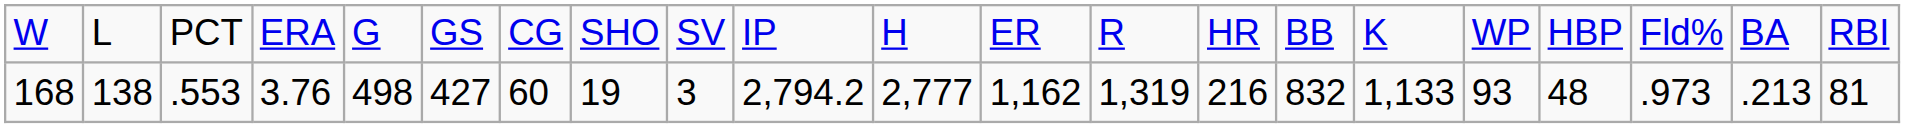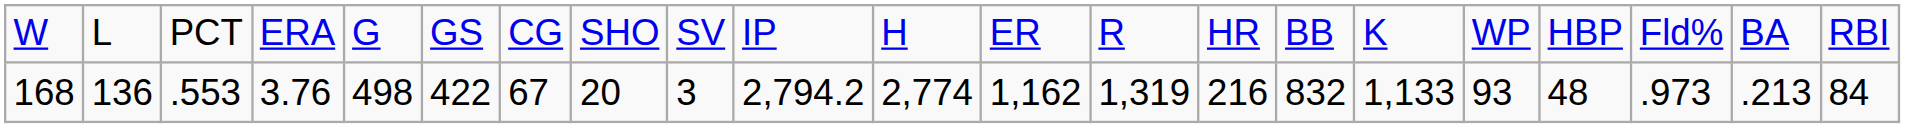(122, 91) 138 -> (122, 91) 136
(461, 91) 427 -> (461, 91) 422
(529, 91) 60 -> (529, 91) 67
(600, 91) 19 -> (600, 91) 20
(927, 91) 2,777 -> (927, 91) 2,774
(1849, 91) 81 -> (1849, 91) 84
